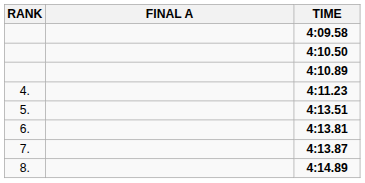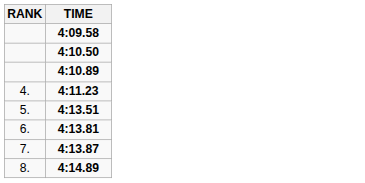- column: (170, 14)
